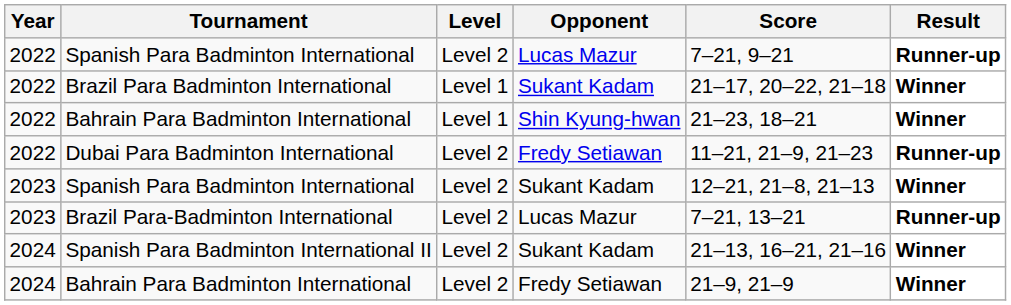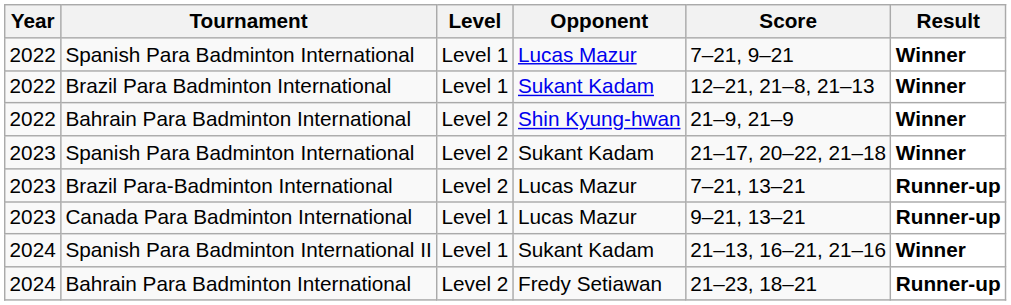(475, 54) Level 2 -> (475, 54) Level 1
(948, 54) Runner-up -> (931, 54) Winner
(788, 87) 21–17, 20–22, 21–18 -> (782, 87) 12–21, 21–8, 21–13
(475, 120) Level 1 -> (475, 120) Level 2
(754, 120) 21–23, 18–21 -> (742, 120) 21–9, 21–9
- row: (230, 153)
(782, 185) 12–21, 21–8, 21–13 -> (788, 153) 21–17, 20–22, 21–18
+ row: (239, 218)
(475, 251) Level 2 -> (475, 251) Level 1
(742, 284) 21–9, 21–9 -> (754, 284) 21–23, 18–21
(931, 284) Winner -> (948, 284) Runner-up
